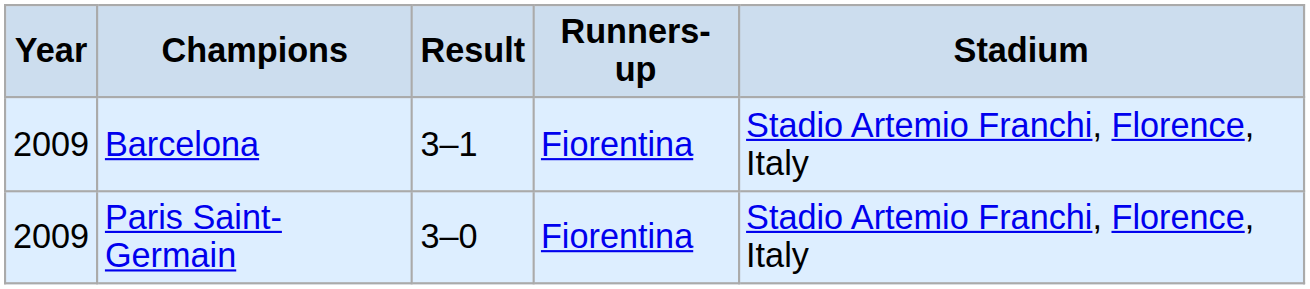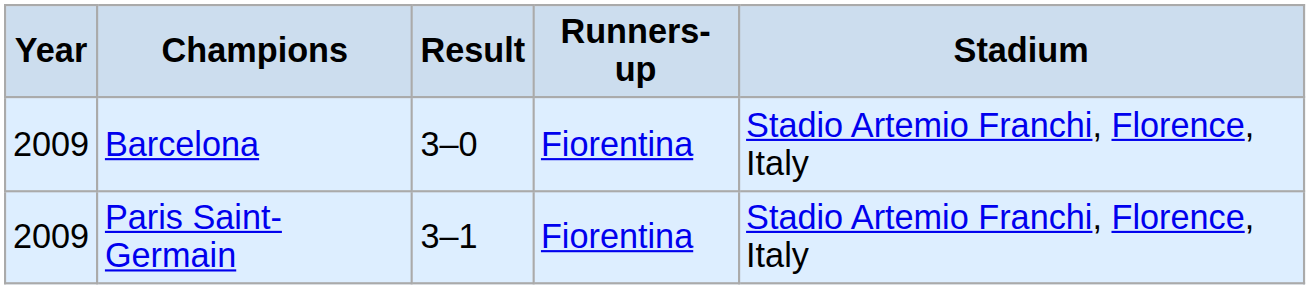(449, 143) 3–1 -> (449, 143) 3–0
(449, 236) 3–0 -> (449, 236) 3–1
